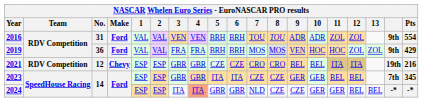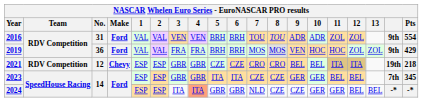(410, 64) 216 -> (410, 64) 218
